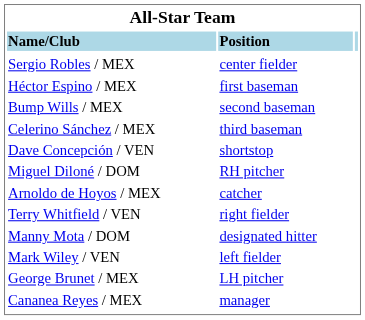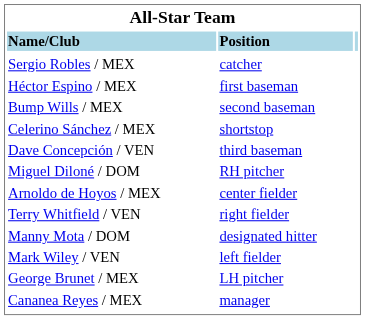(258, 64) center fielder -> (241, 64) catcher
(261, 128) third baseman -> (246, 128) shortstop
(246, 150) shortstop -> (261, 150) third baseman
(241, 193) catcher -> (258, 193) center fielder
